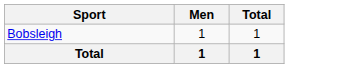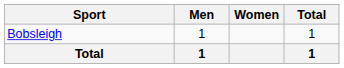+ column: (257, 14)
